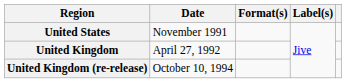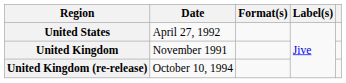(190, 31) November 1991 -> (186, 31) April 27, 1992
(186, 50) April 27, 1992 -> (190, 50) November 1991
